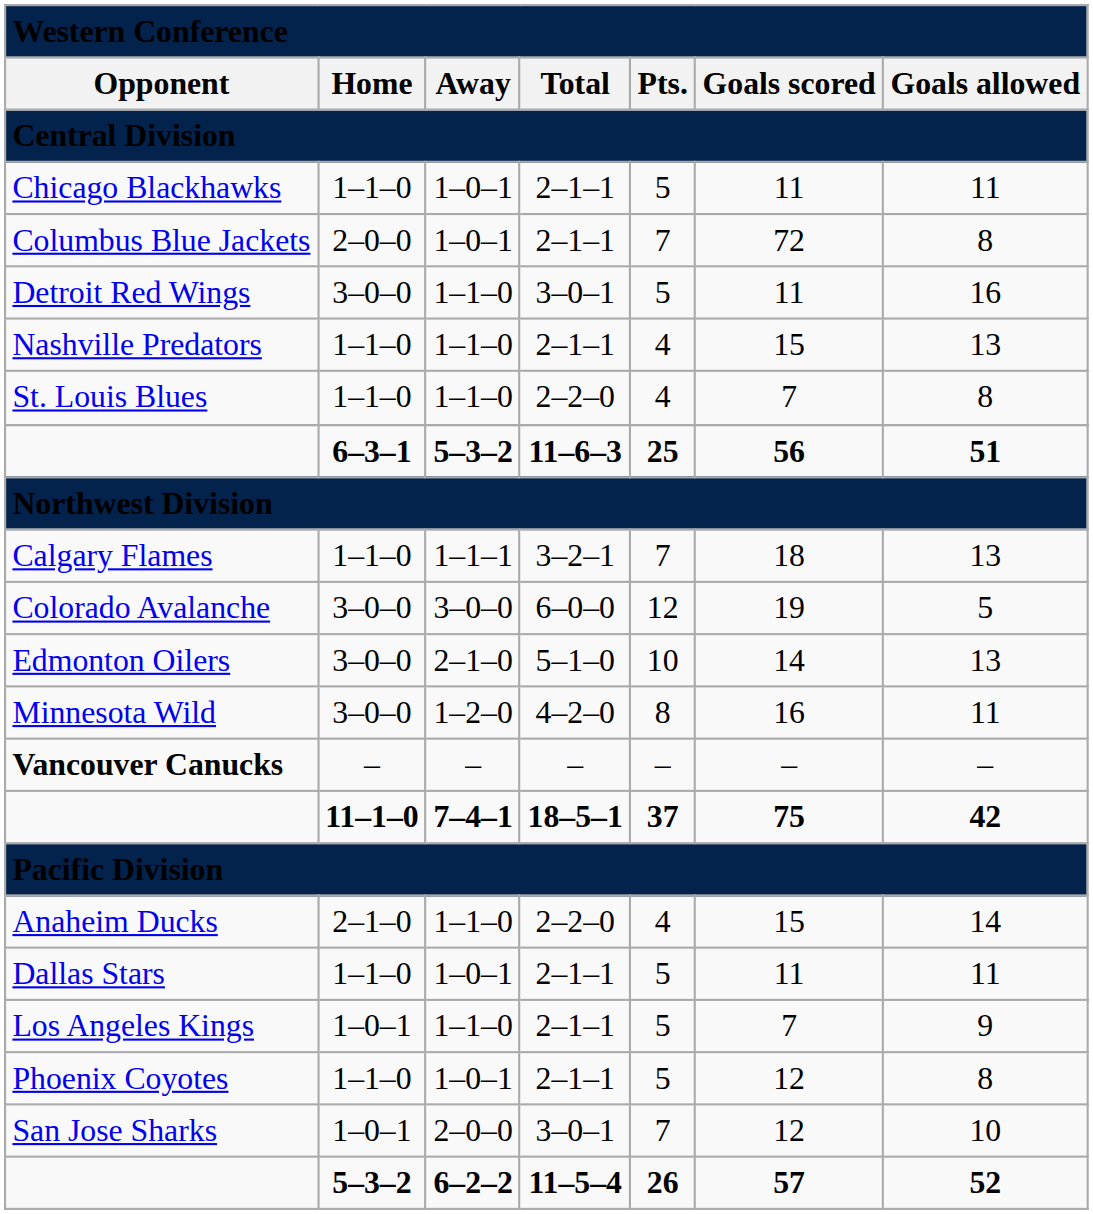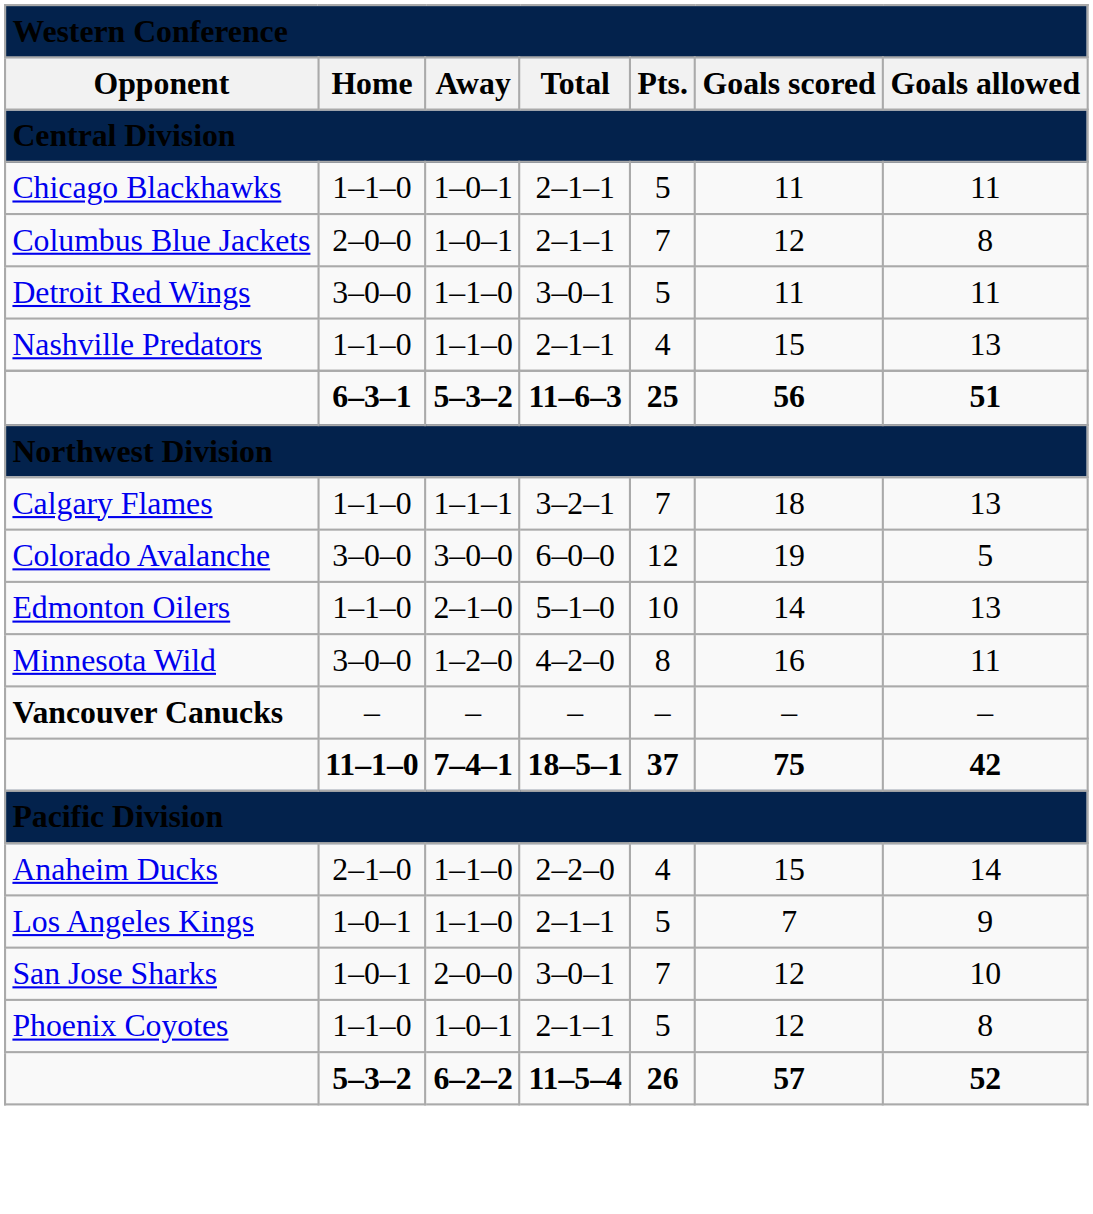(789, 240) 72 -> (789, 240) 12
(985, 292) 16 -> (985, 292) 11
- row: (110, 397)
(372, 659) 3–0–0 -> (372, 607) 1–1–0
- row: (89, 973)
rows swapped: (120, 1078) <-> (115, 1130)
